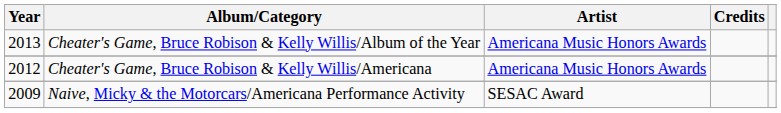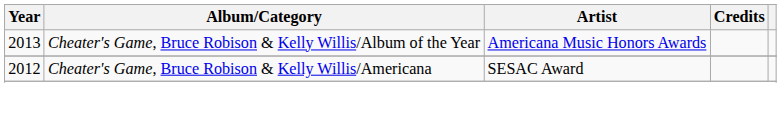(597, 68) Americana Music Honors Awards -> (535, 68) SESAC Award
- row: (256, 94)
